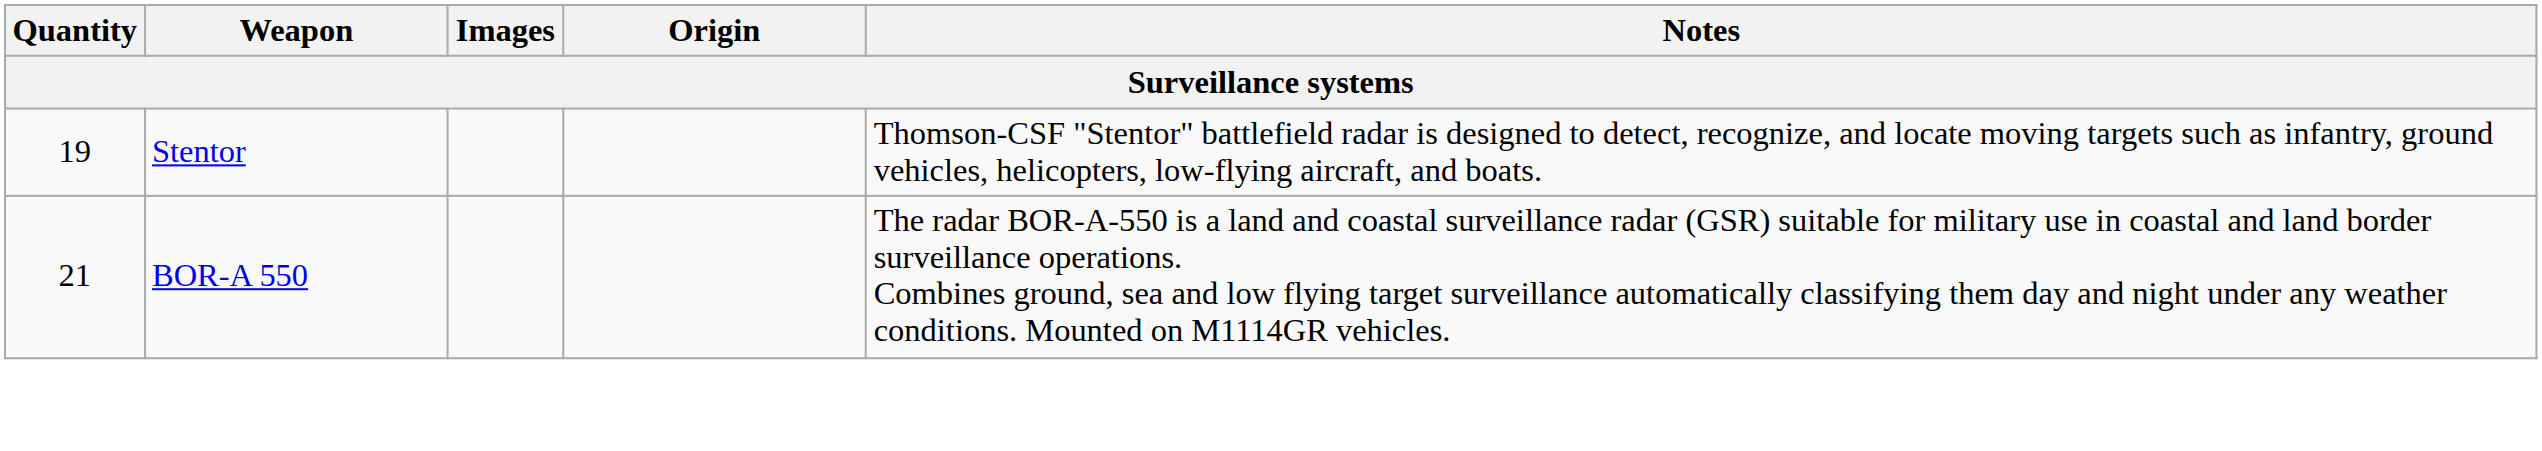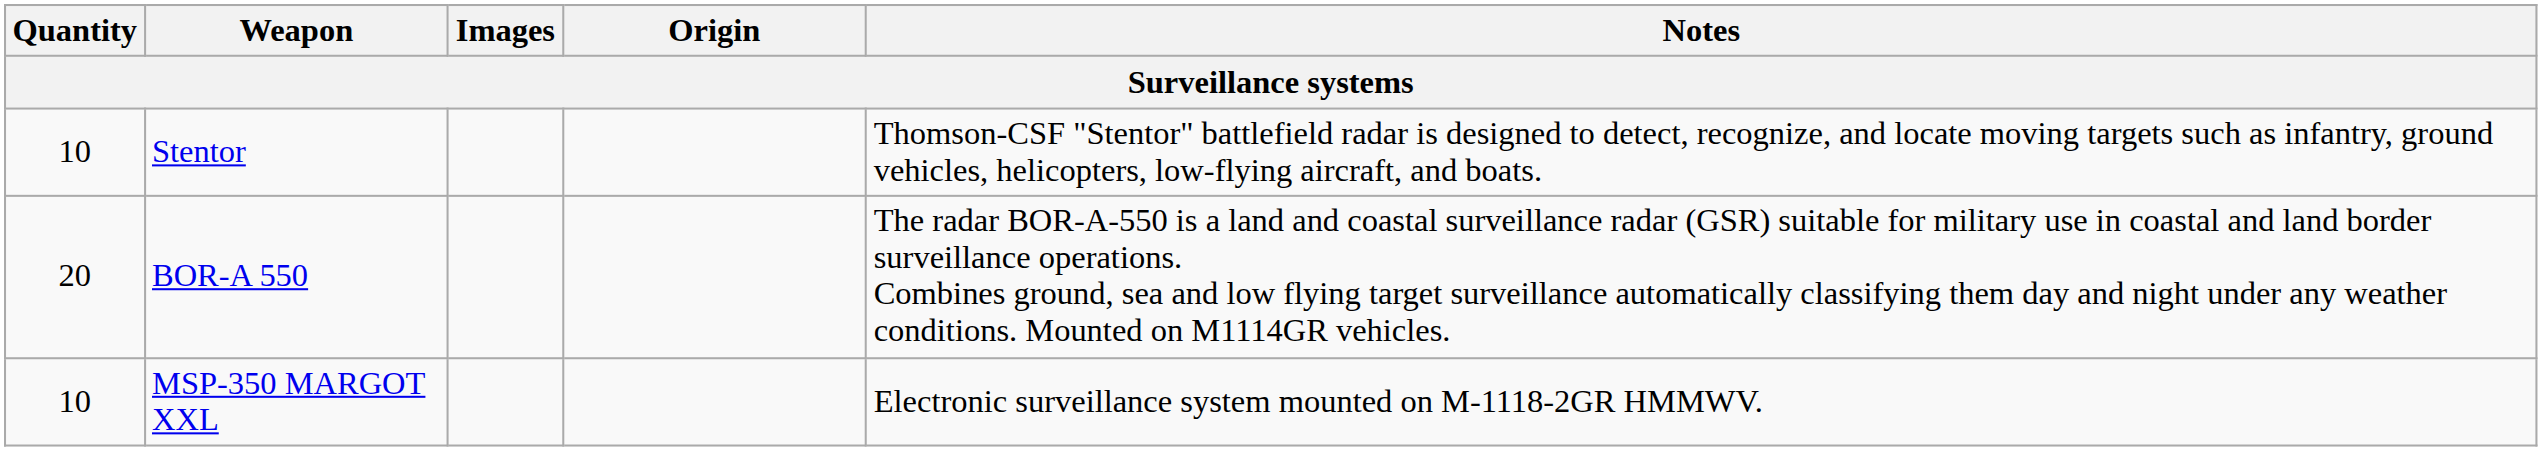(75, 151) 19 -> (75, 151) 10
(75, 276) 21 -> (75, 276) 20
+ row: (289, 400)
